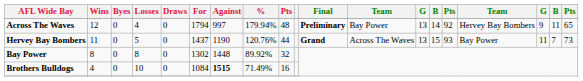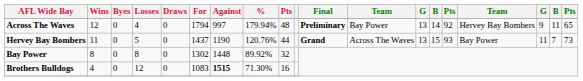(139, 68) 10 -> (139, 68) 12
(200, 68) 1084 -> (200, 68) 1083
(259, 68) 71.49% -> (259, 68) 71.30%
